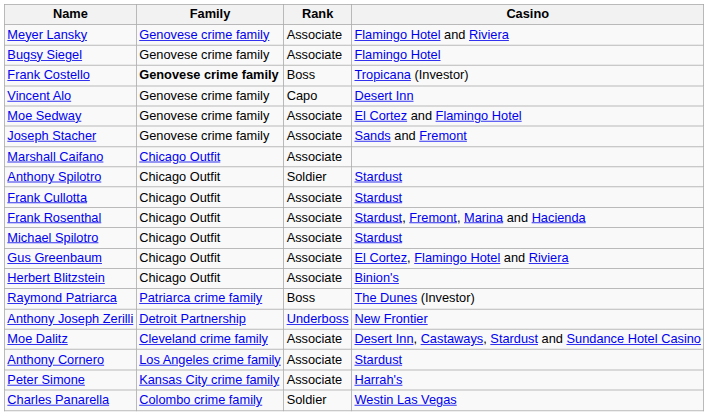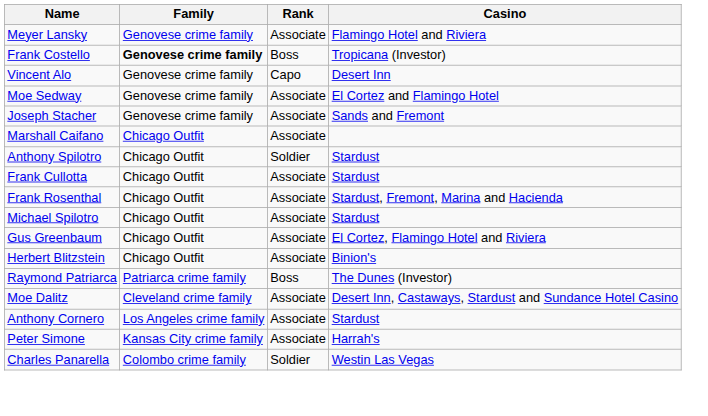- row: (45, 55)
- row: (70, 319)
